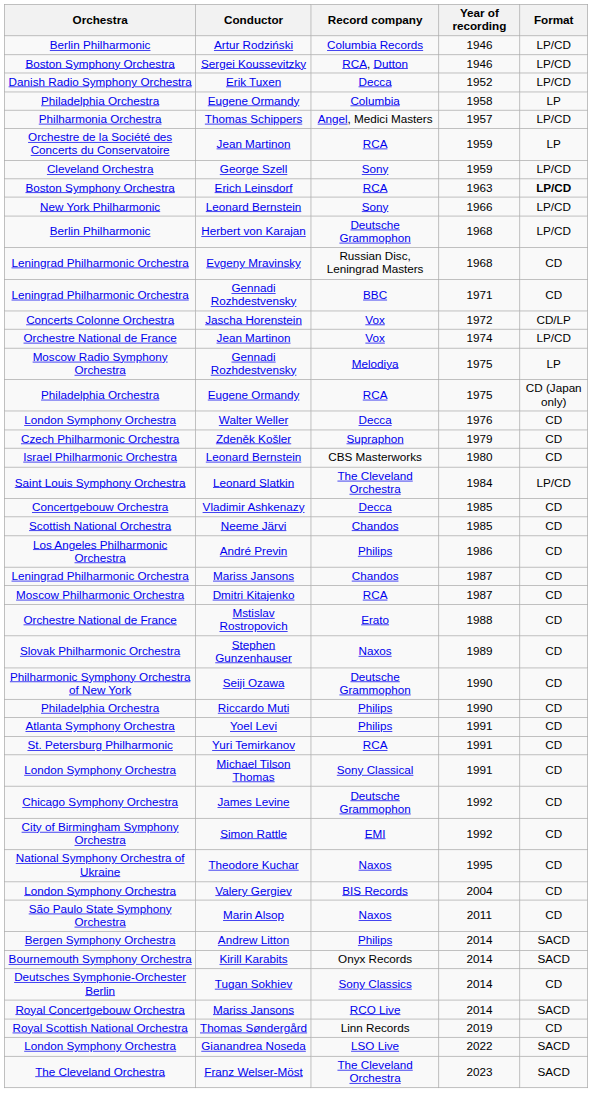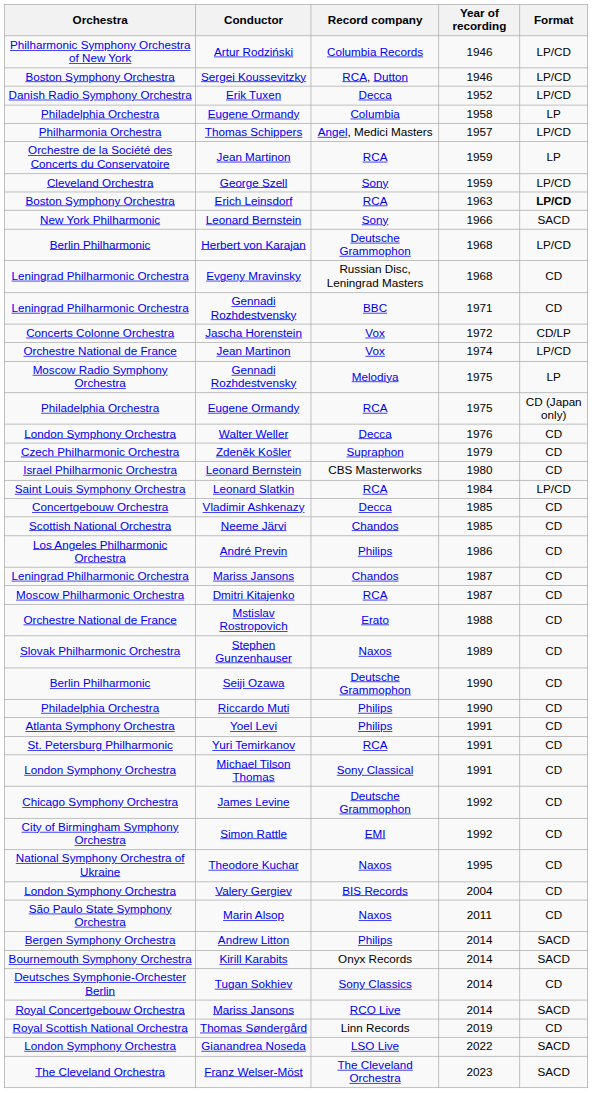(100, 45) Berlin Philharmonic -> (100, 51) Philharmonic Symphony Orchestra of New York
(554, 206) LP/CD -> (554, 219) SACD
(375, 482) The Cleveland Orchestra -> (375, 489) RCA
(100, 683) Philharmonic Symphony Orchestra of New York -> (100, 683) Berlin Philharmonic
